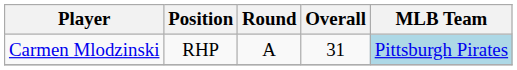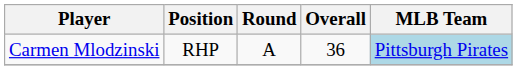(336, 49) 31 -> (336, 49) 36
